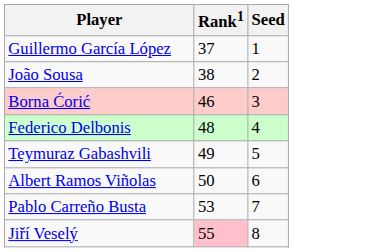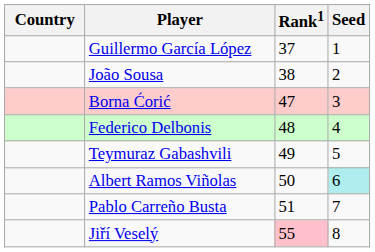+ column: (45, 19)
(206, 101) 46 -> (287, 101) 47
(256, 180) no background -> (336, 180) paleturquoise background
(206, 206) 53 -> (287, 206) 51
